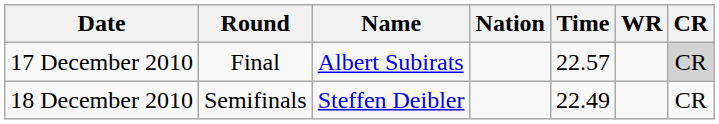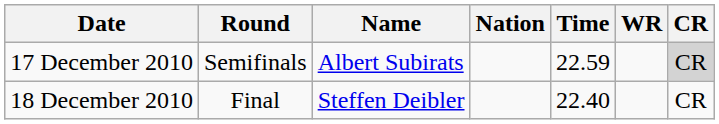(255, 61) Final -> (255, 61) Semifinals
(583, 61) 22.57 -> (583, 61) 22.59
(255, 99) Semifinals -> (255, 99) Final
(583, 99) 22.49 -> (583, 99) 22.40
